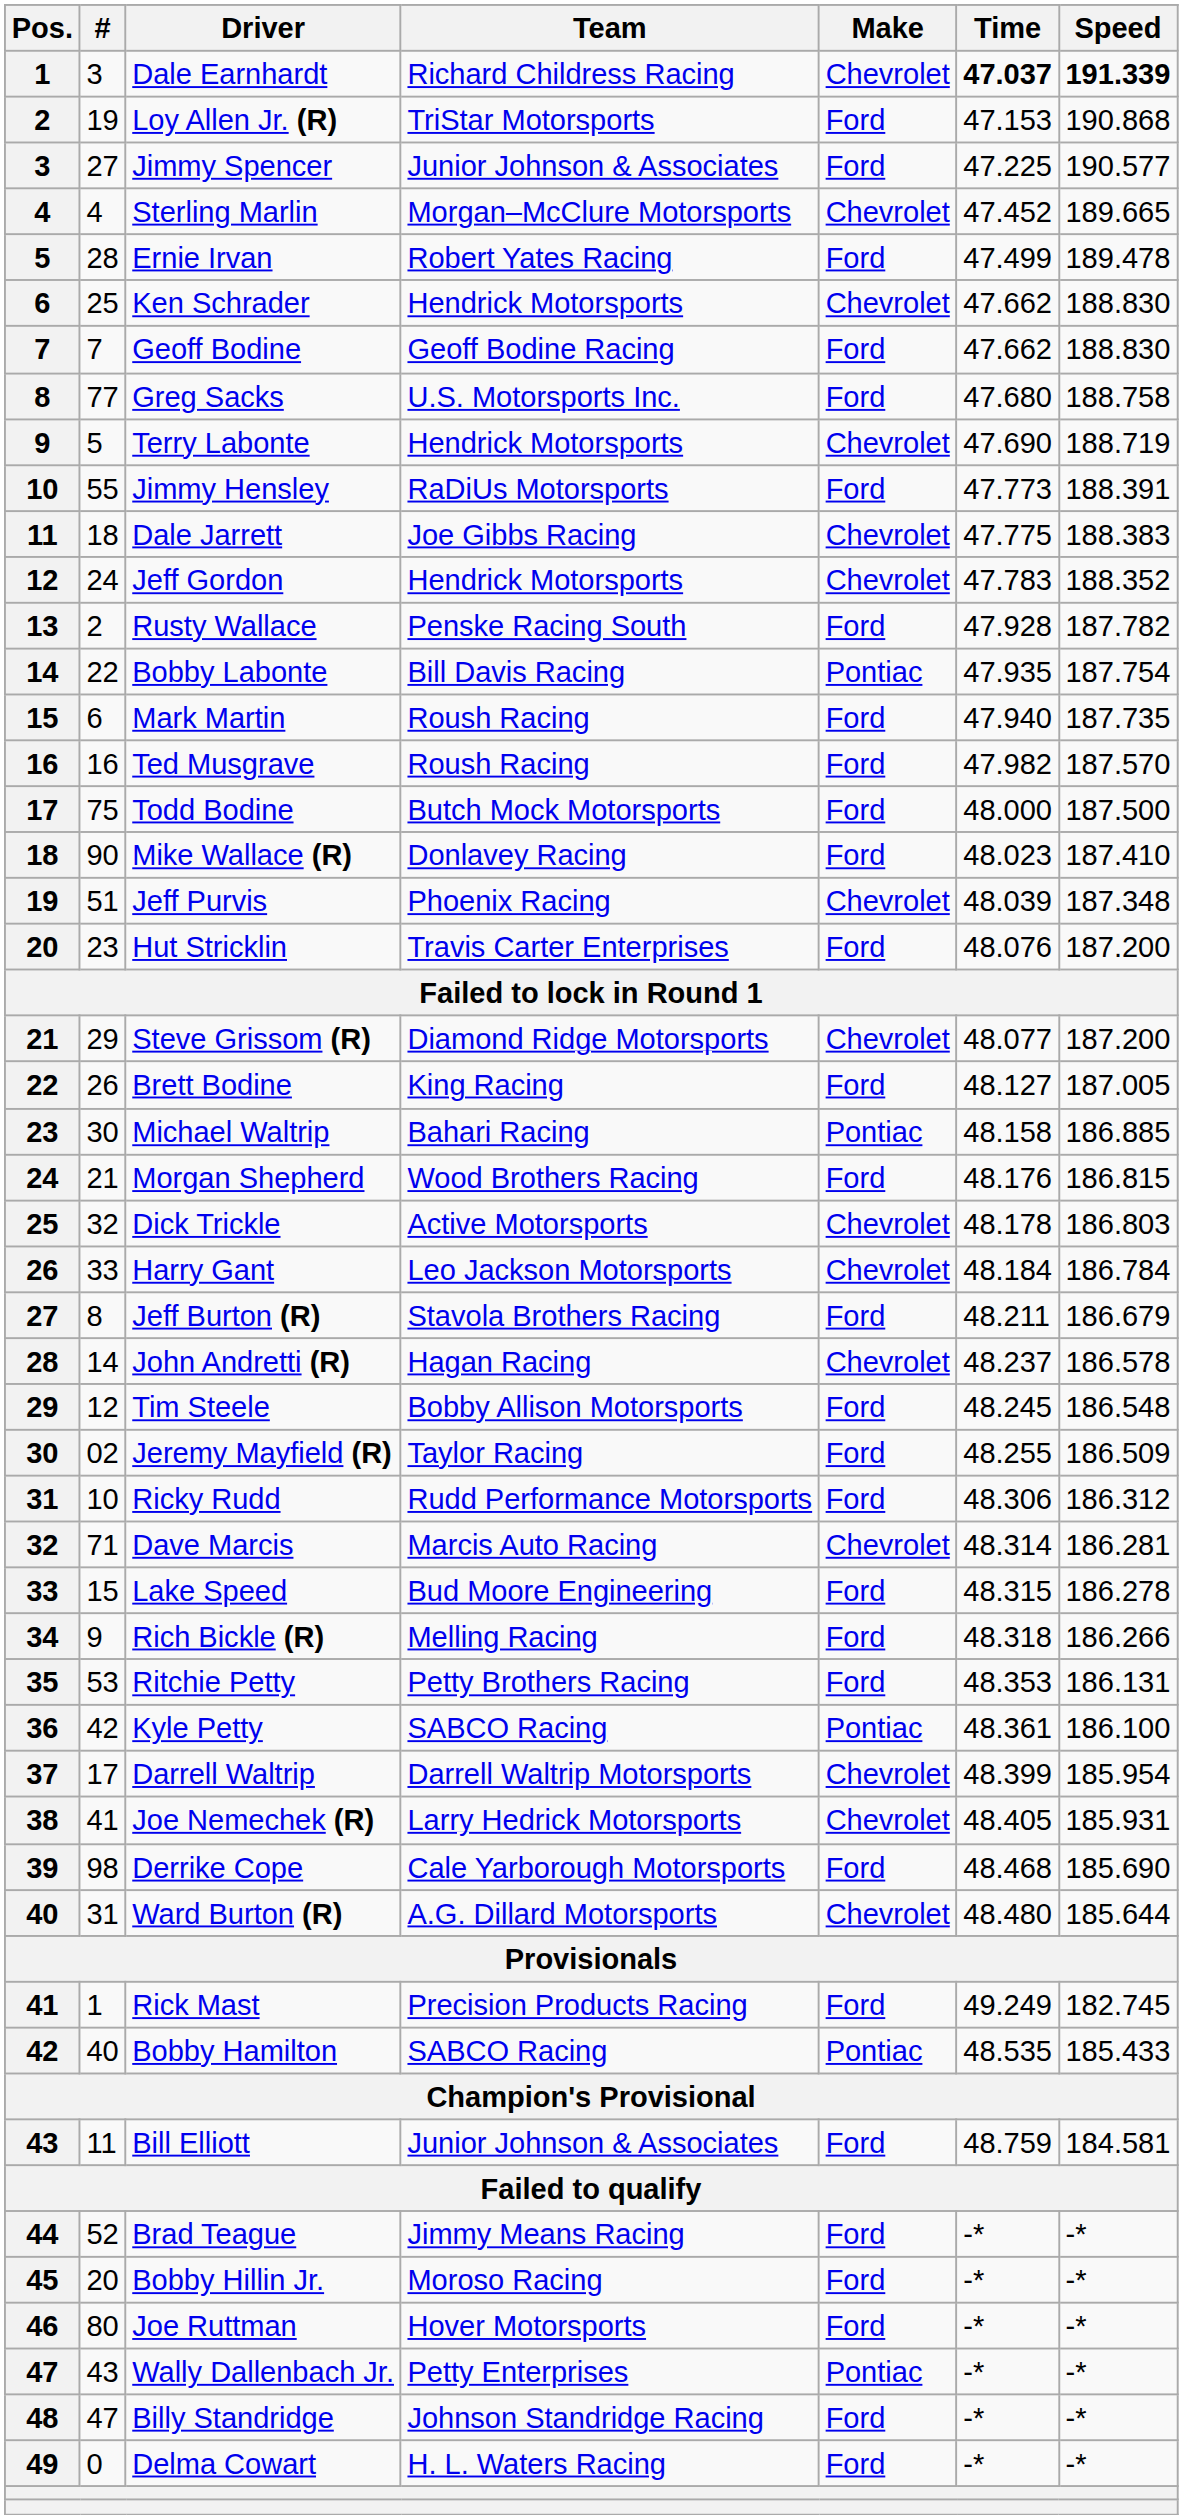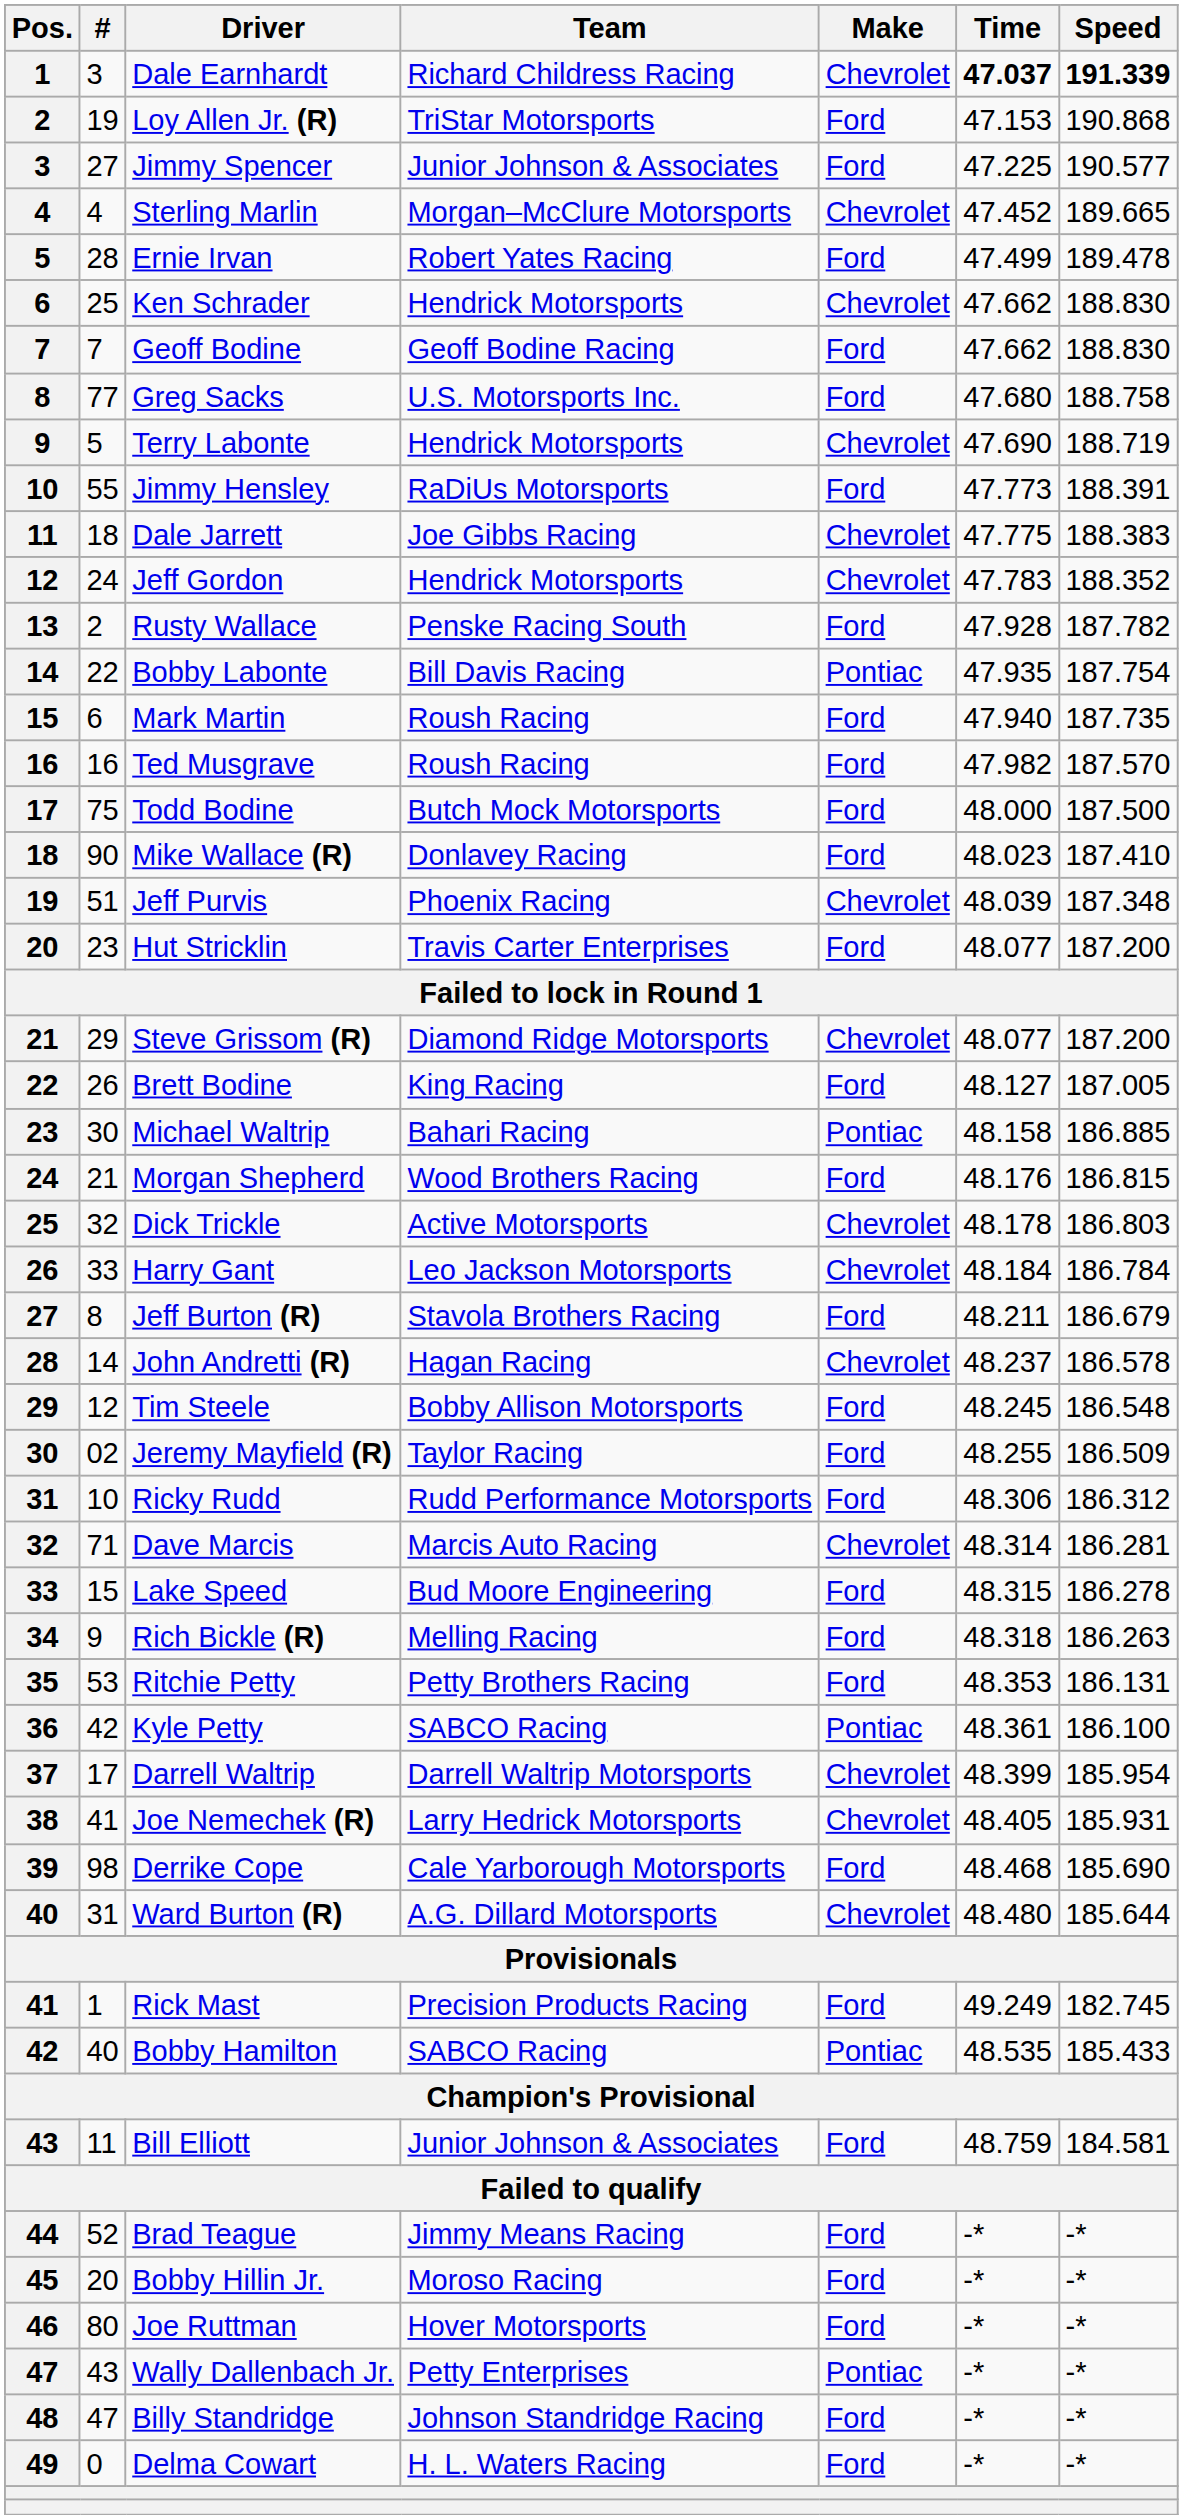(1008, 947) 48.076 -> (1008, 947) 48.077
(1118, 1637) 186.266 -> (1118, 1637) 186.263
